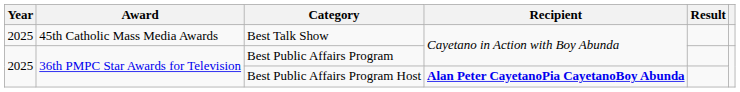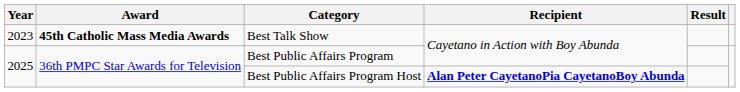(20, 35) 2025 -> (20, 35) 2023
(129, 35) normal -> (134, 35) bold
